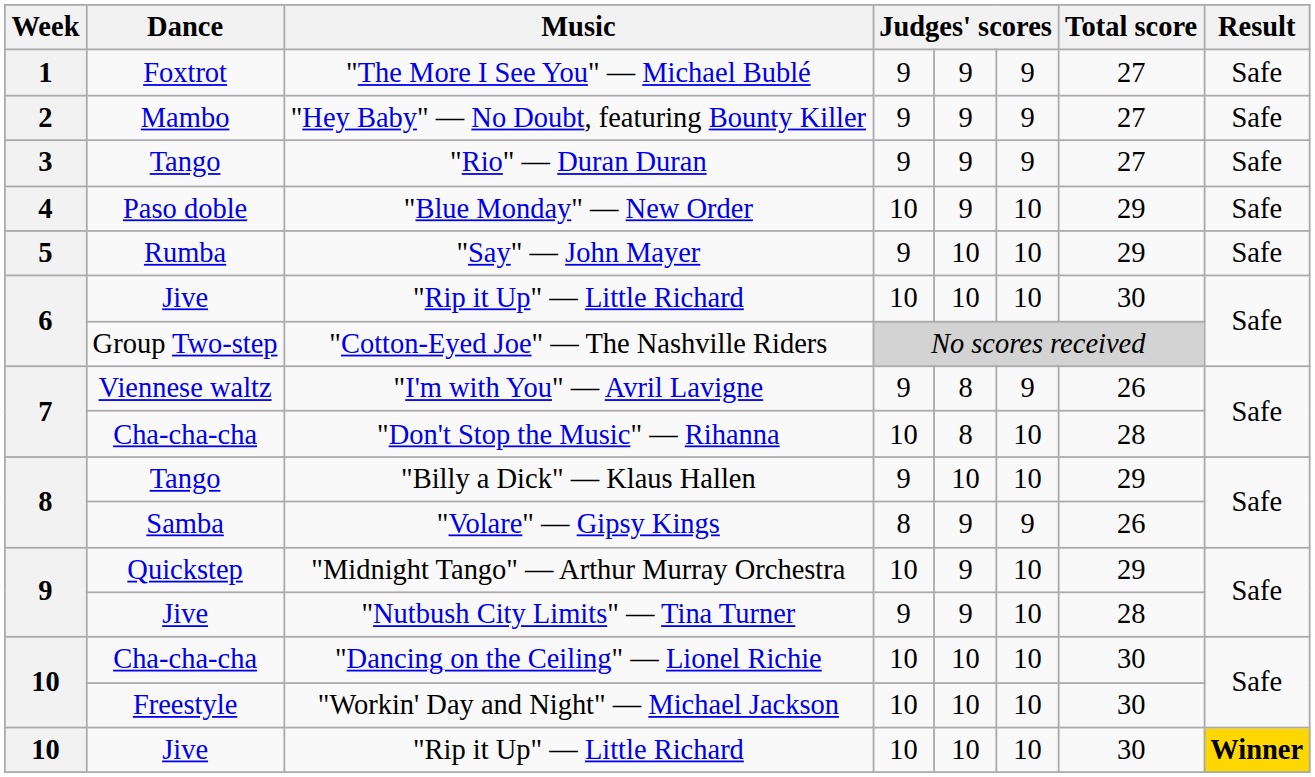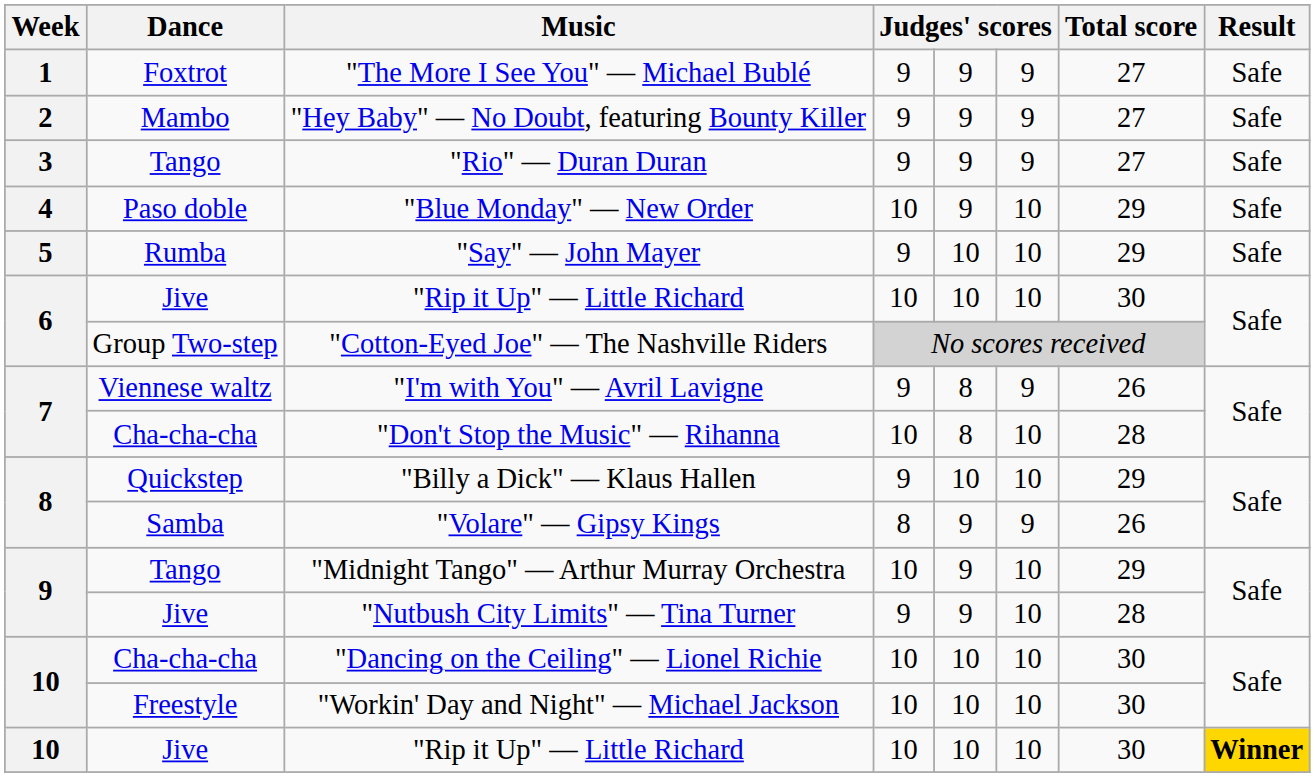(185, 478) Tango -> (185, 478) Quickstep
(185, 569) Quickstep -> (185, 569) Tango
